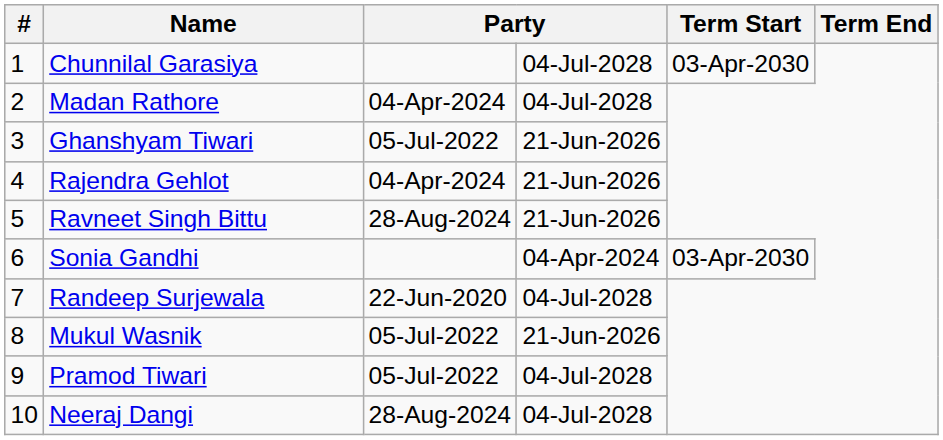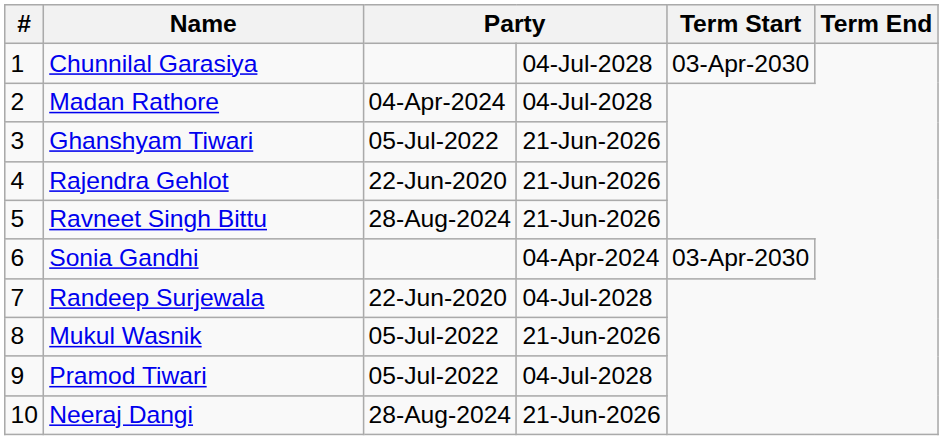(437, 180) 04-Apr-2024 -> (438, 180) 22-Jun-2020
(587, 414) 04-Jul-2028 -> (592, 414) 21-Jun-2026
